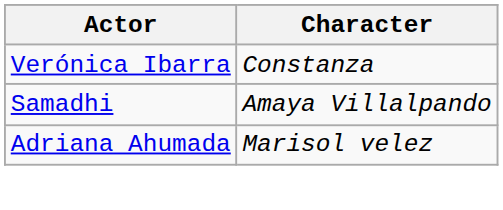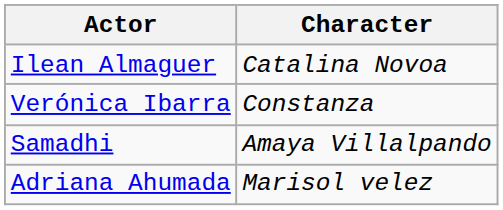+ row: (113, 65)
